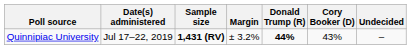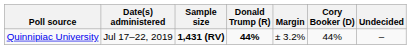columns swapped: (244, 22) <-> (285, 17)
(332, 37) 43% -> (332, 37) 44%
